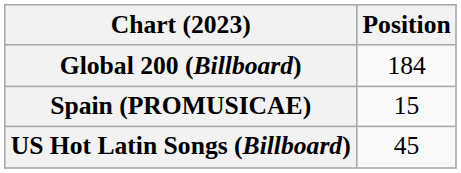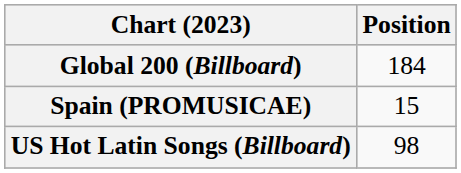(407, 146) 45 -> (407, 146) 98
